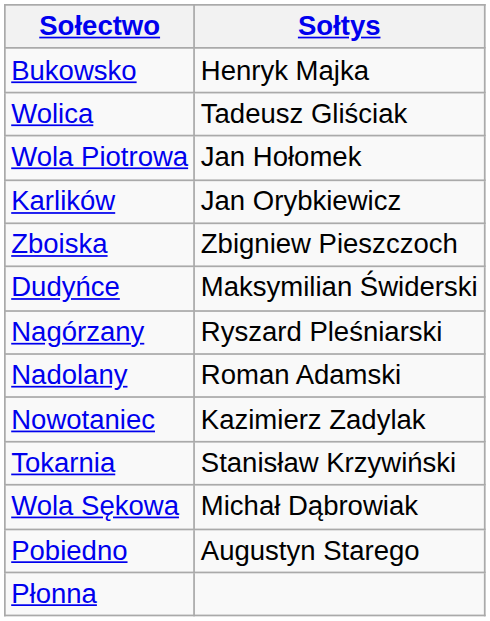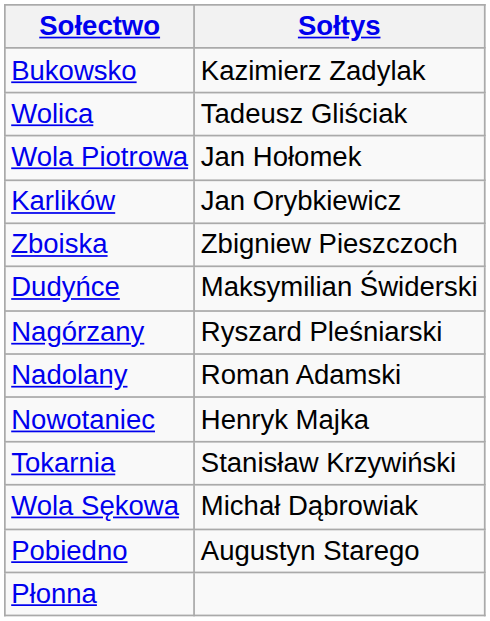(285, 69) Henryk Majka -> (313, 69) Kazimierz Zadylak
(313, 419) Kazimierz Zadylak -> (285, 419) Henryk Majka
